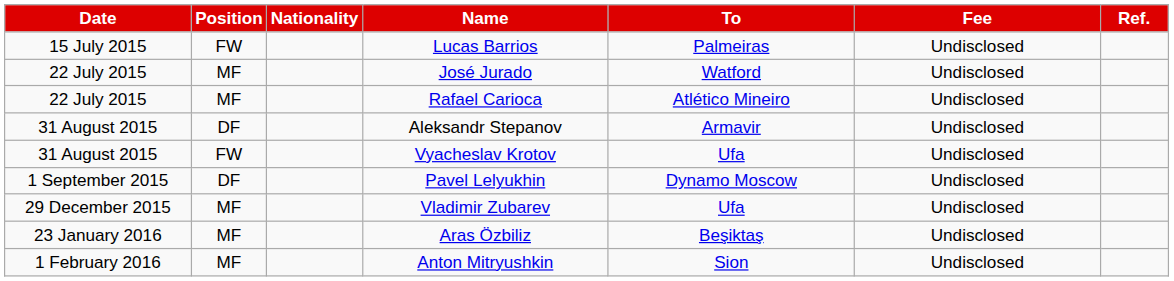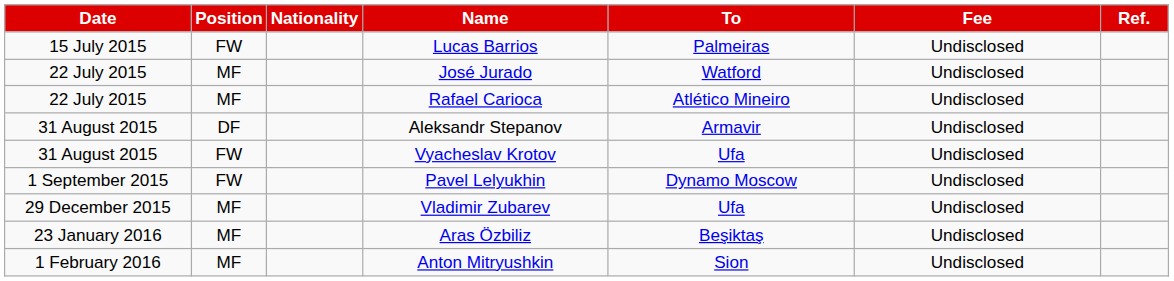(229, 181) DF -> (229, 181) FW
